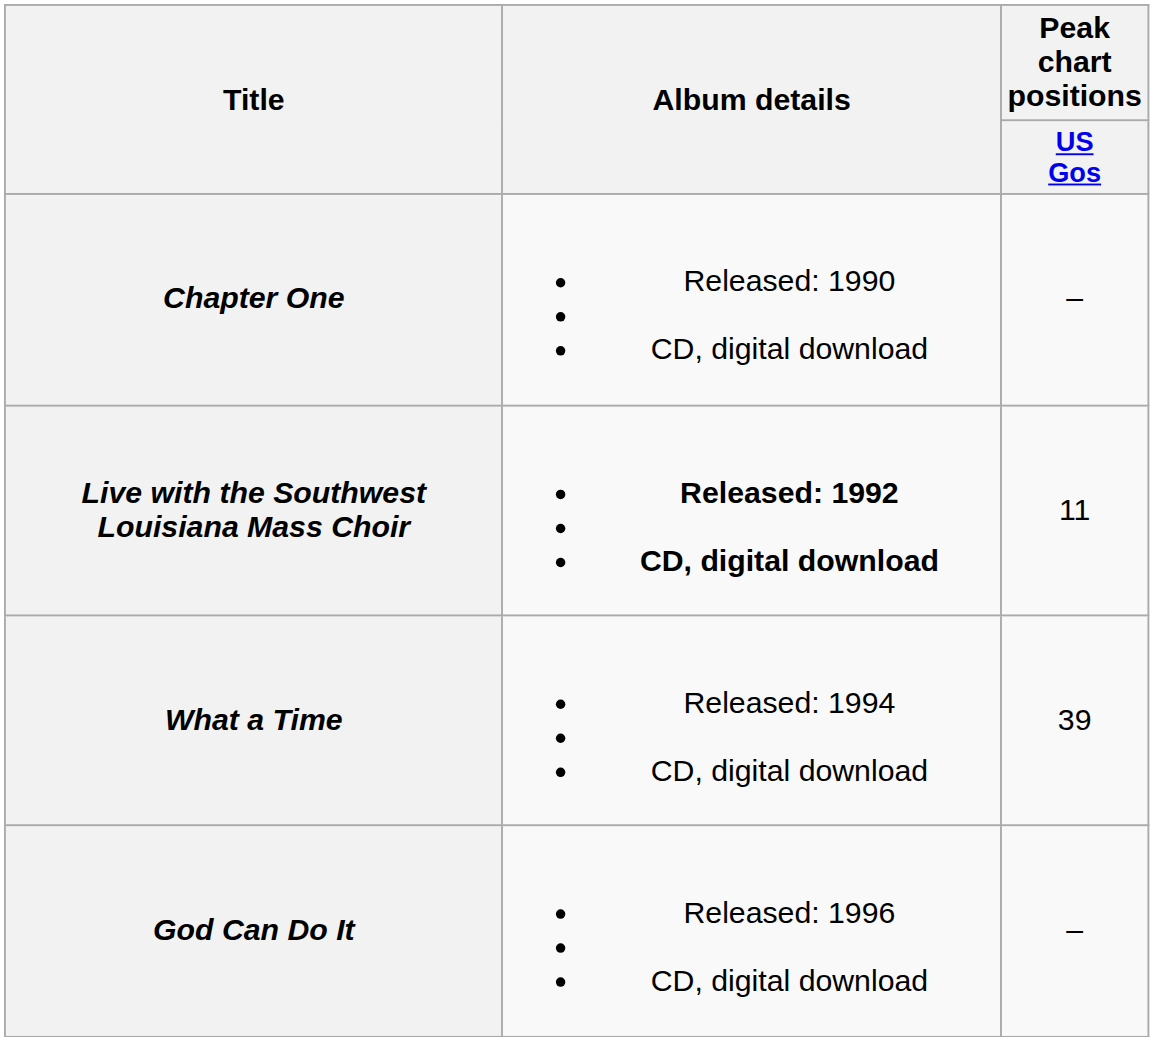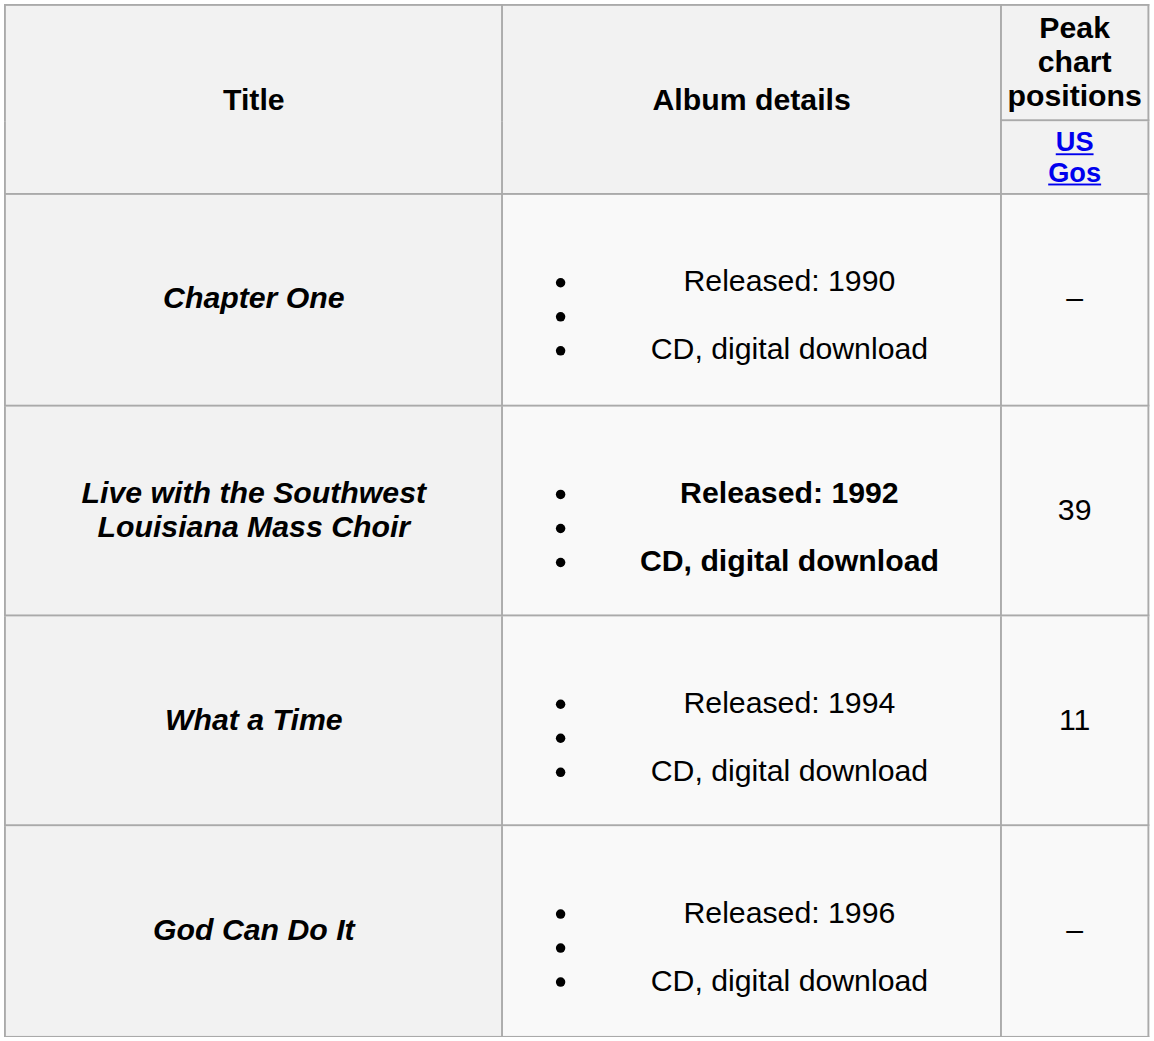(1075, 509) 11 -> (1075, 509) 39
(1075, 719) 39 -> (1075, 719) 11
